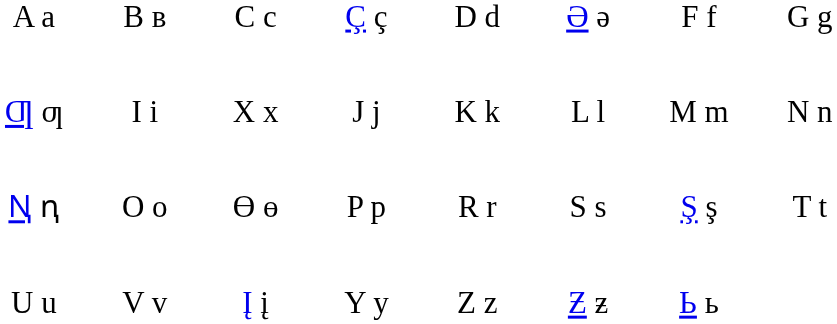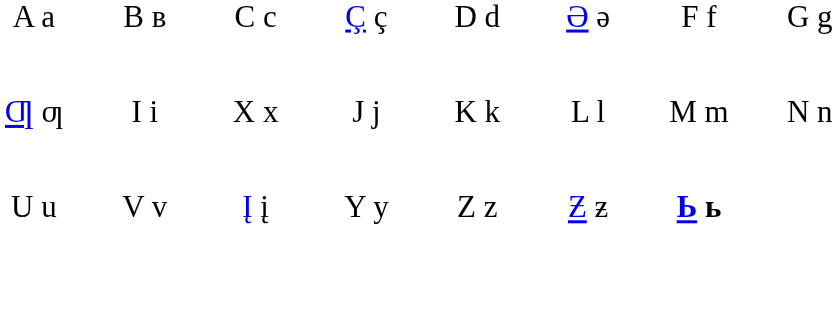- row: (34, 206)
(699, 302) normal -> (699, 206) bold
